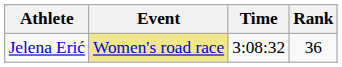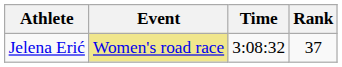(313, 47) 36 -> (313, 47) 37
